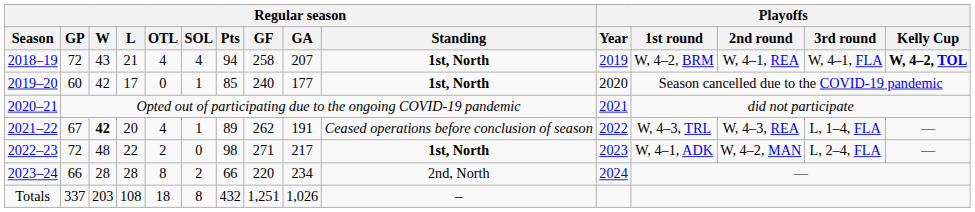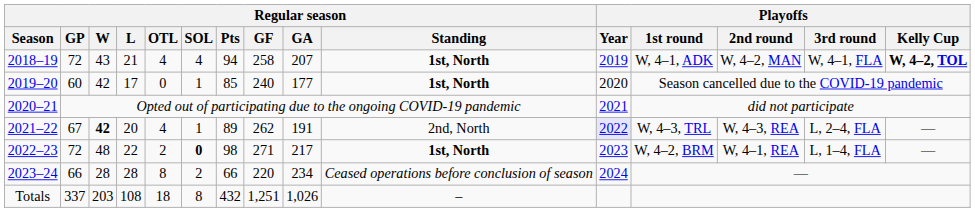(674, 60) W, 4–2, BRM -> (674, 60) W, 4–1, ADK
(761, 60) W, 4–1, REA -> (761, 60) W, 4–2, MAN
(459, 128) Ceased operations before conclusion of season -> (459, 128) 2nd, North
(614, 128) no background -> (614, 128) lavender background
(845, 128) L, 1–4, FLA -> (845, 128) L, 2–4, FLA
(199, 151) normal -> (199, 151) bold
(674, 151) W, 4–1, ADK -> (674, 151) W, 4–2, BRM
(761, 151) W, 4–2, MAN -> (761, 151) W, 4–1, REA
(845, 151) L, 2–4, FLA -> (845, 151) L, 1–4, FLA
(459, 173) 2nd, North -> (459, 173) Ceased operations before conclusion of season
